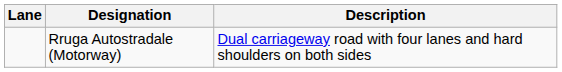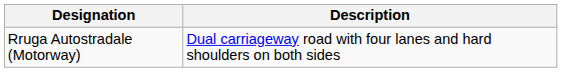- column: (25, 16)
